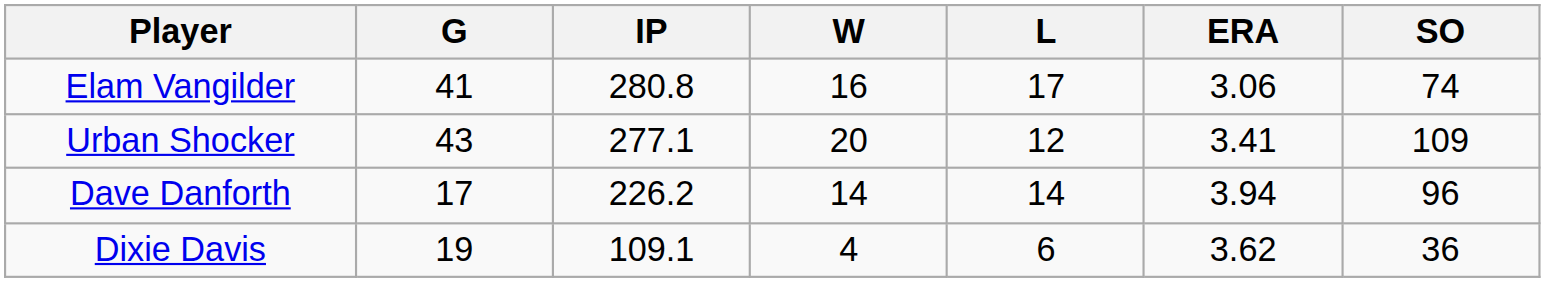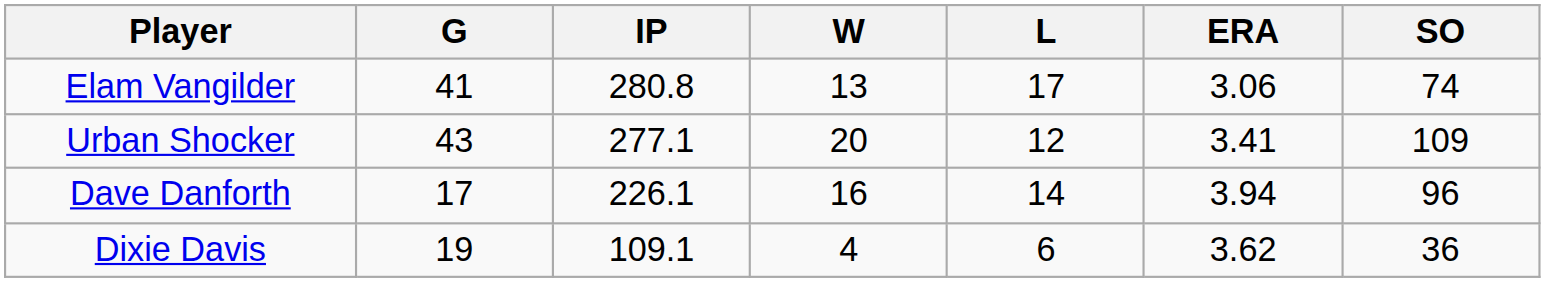(849, 85) 16 -> (849, 85) 13
(652, 194) 226.2 -> (652, 194) 226.1
(849, 194) 14 -> (849, 194) 16
